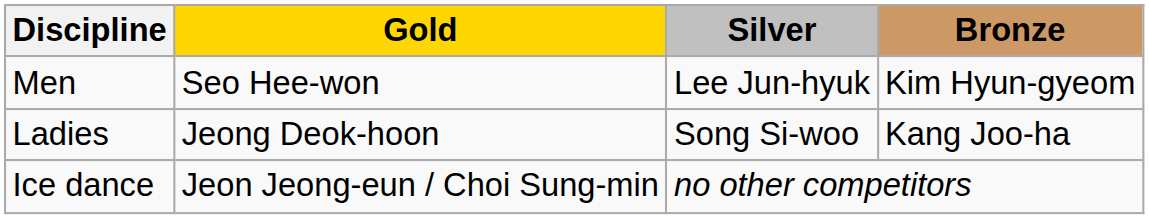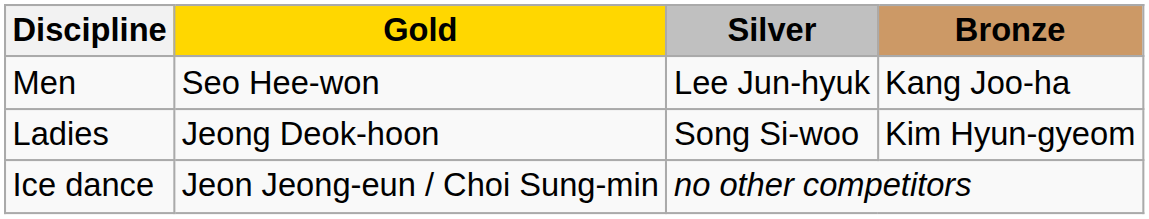(1010, 82) Kim Hyun-gyeom -> (978, 82) Kang Joo-ha
(978, 133) Kang Joo-ha -> (1010, 133) Kim Hyun-gyeom
